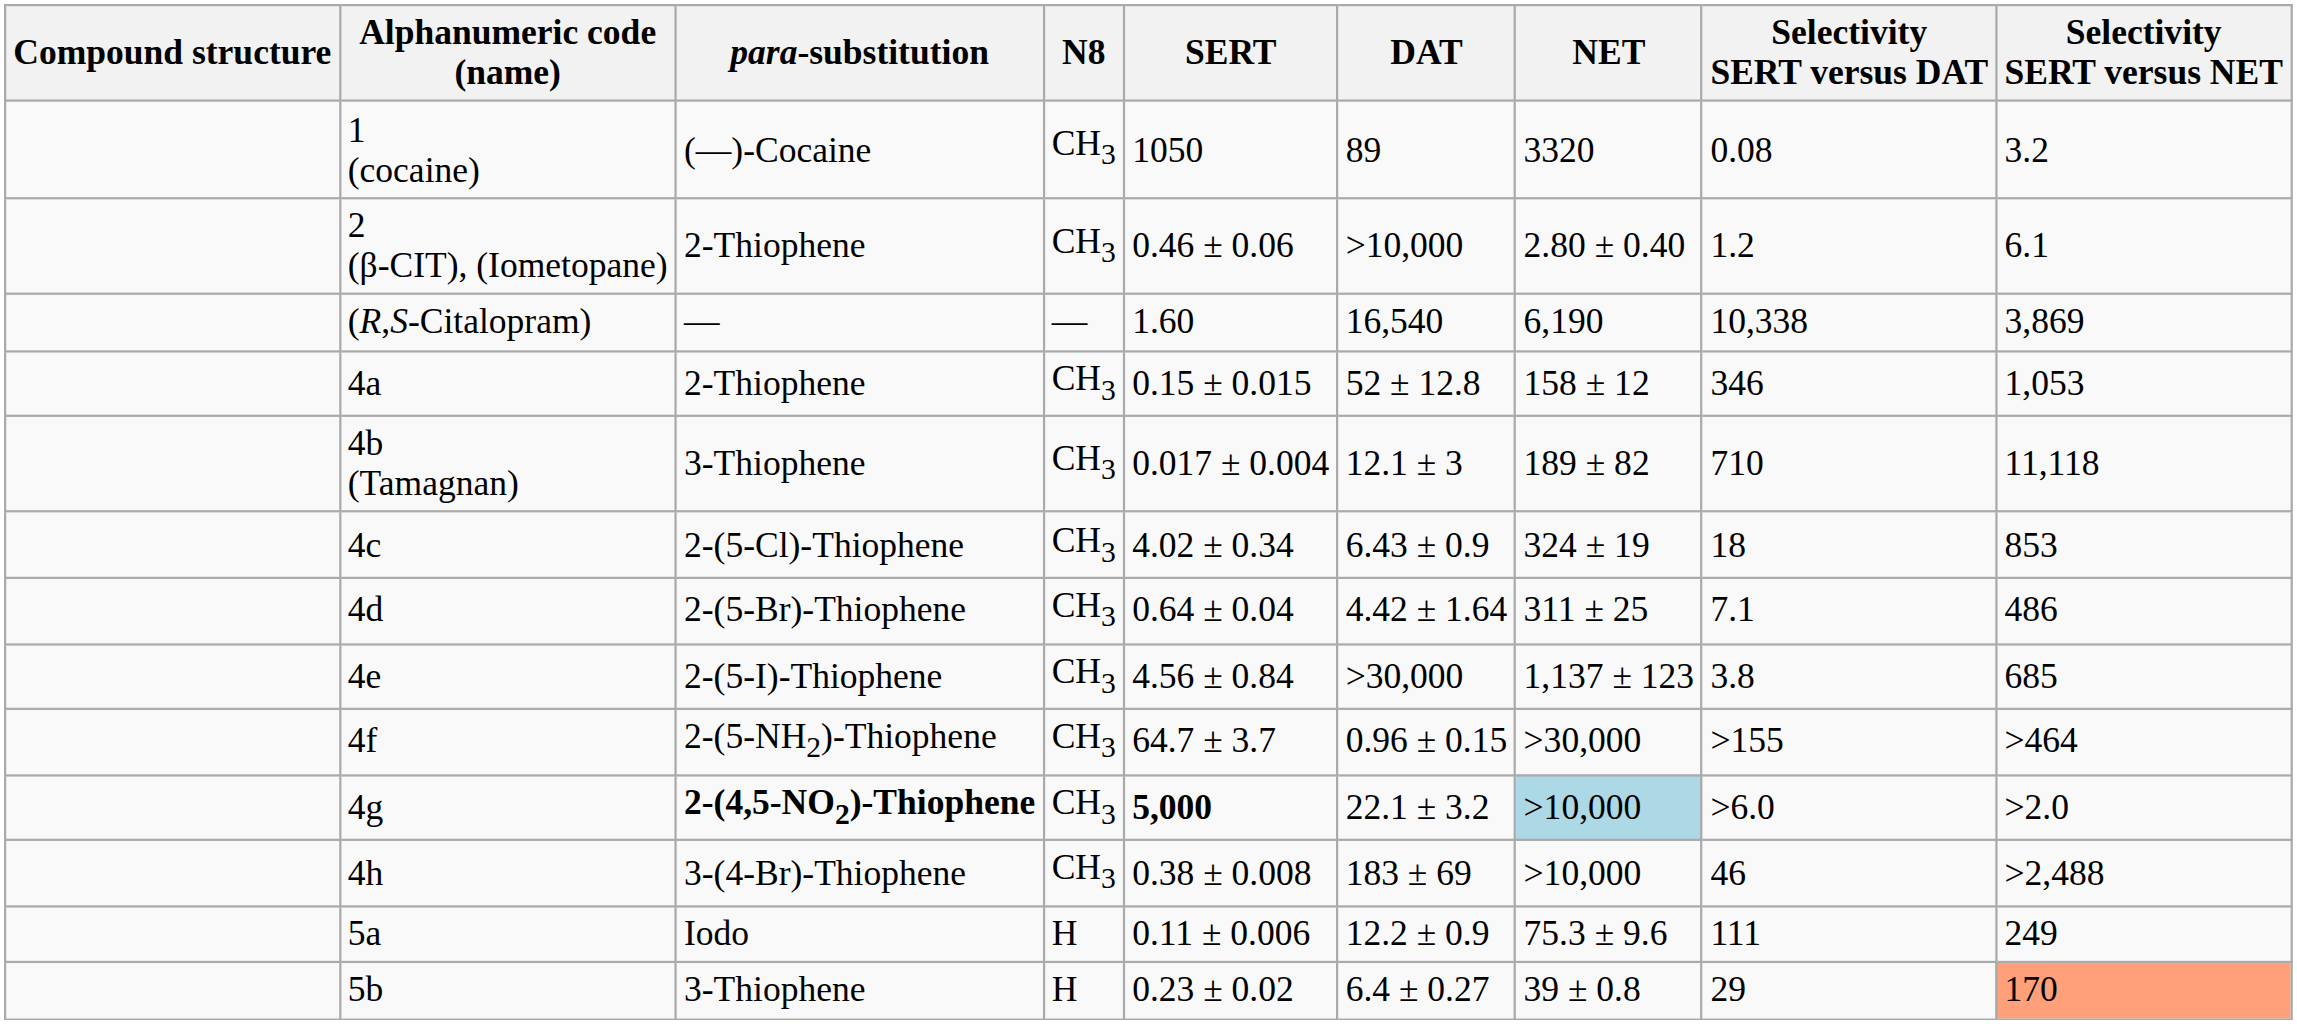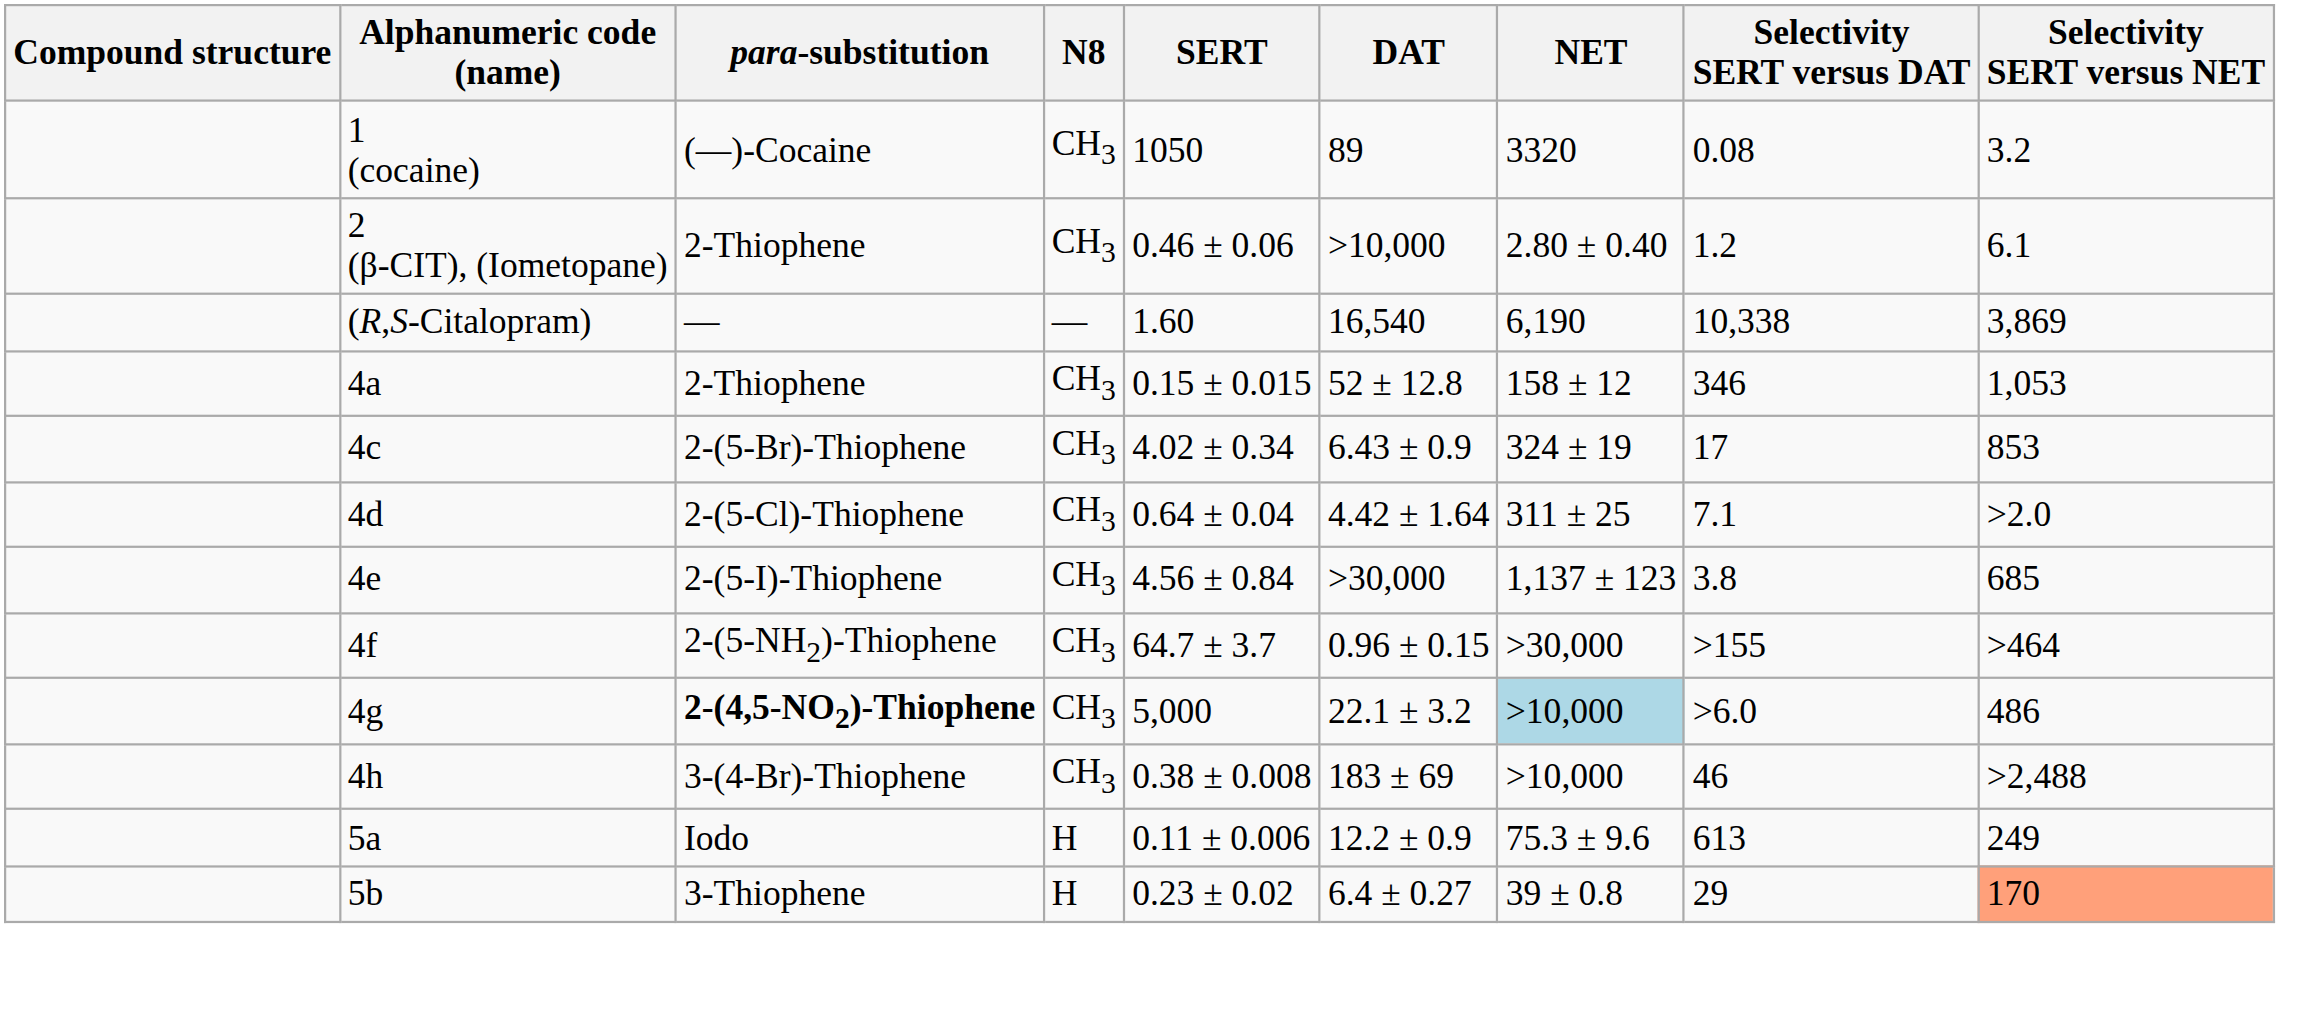- row: (433, 463)
(824, 544) 2-(5-Cl)-Thiophene -> (825, 448) 2-(5-Br)-Thiophene
(1728, 544) 18 -> (1710, 448) 17
(825, 610) 2-(5-Br)-Thiophene -> (824, 513) 2-(5-Cl)-Thiophene
(2031, 610) 486 -> (2019, 513) >2.0
(1172, 806) bold -> (1172, 710) normal
(2037, 806) >2.0 -> (2013, 710) 486
(1736, 933) 111 -> (1719, 837) 613
